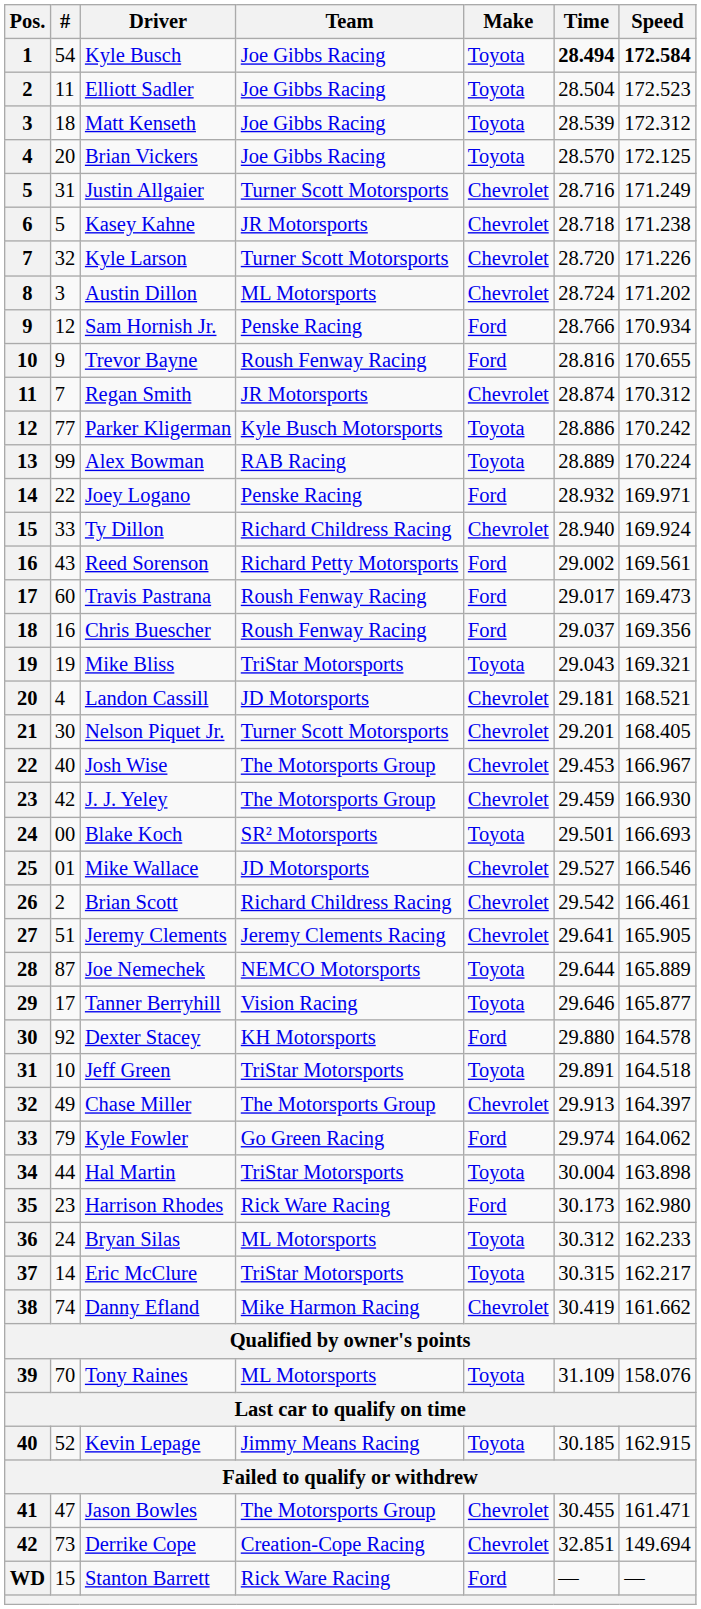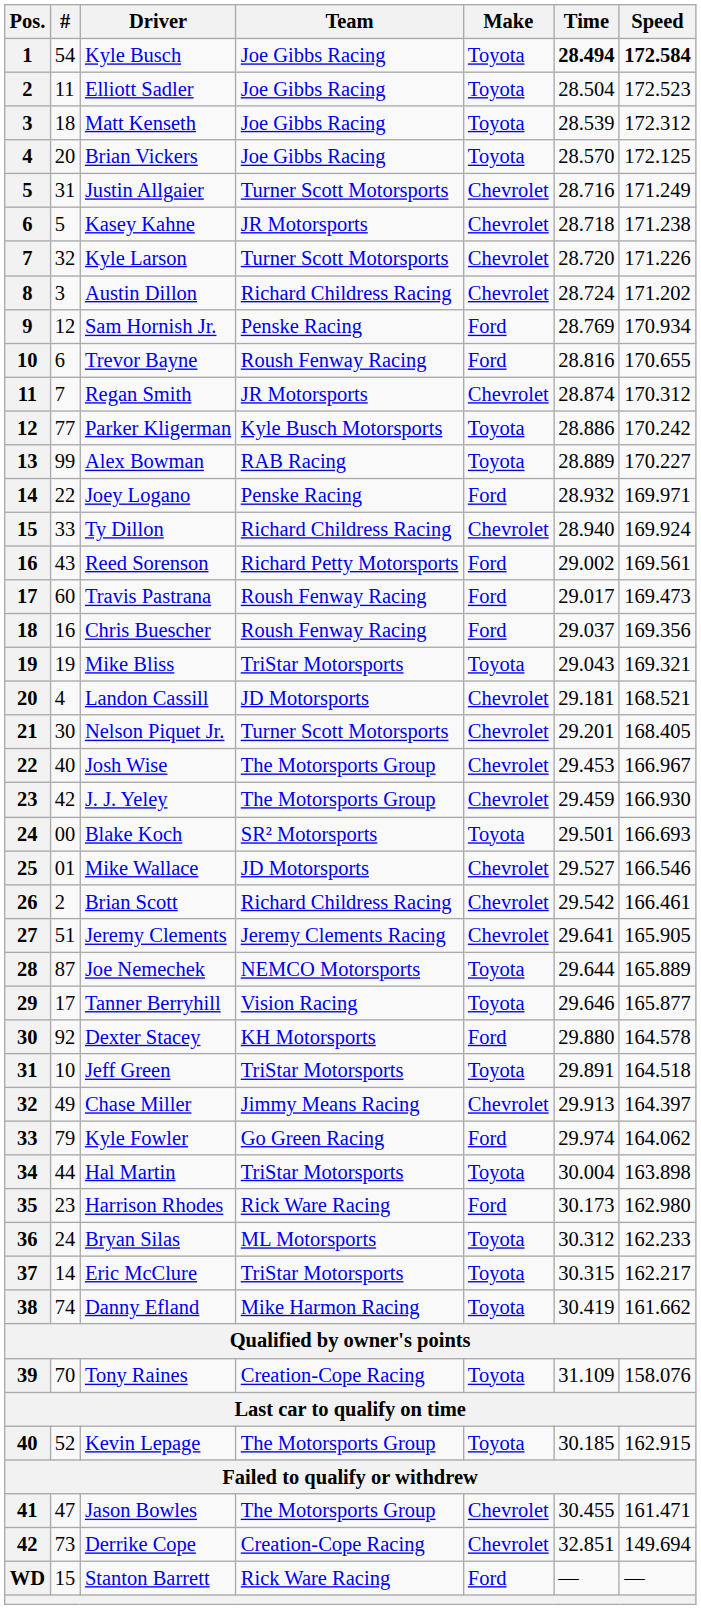(308, 292) ML Motorsports -> (346, 292) Richard Childress Racing
(586, 326) 28.766 -> (586, 326) 28.769
(60, 359) 9 -> (60, 359) 6
(657, 461) 170.224 -> (657, 461) 170.227
(338, 1104) The Motorsports Group -> (330, 1104) Jimmy Means Racing
(508, 1307) Chevrolet -> (496, 1307) Toyota
(308, 1374) ML Motorsports -> (333, 1374) Creation-Cope Racing
(330, 1442) Jimmy Means Racing -> (338, 1442) The Motorsports Group
